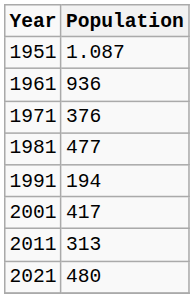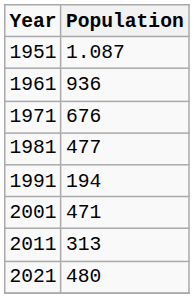(84, 117) 376 -> (84, 117) 676
(84, 213) 417 -> (84, 213) 471
